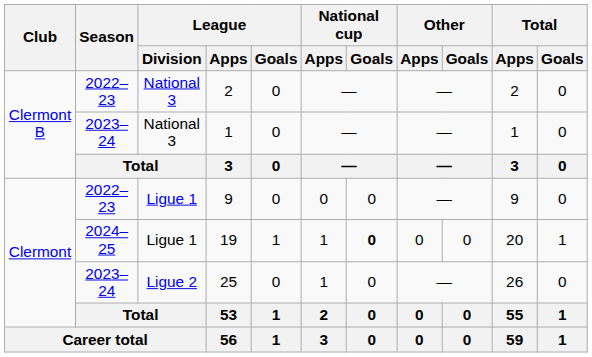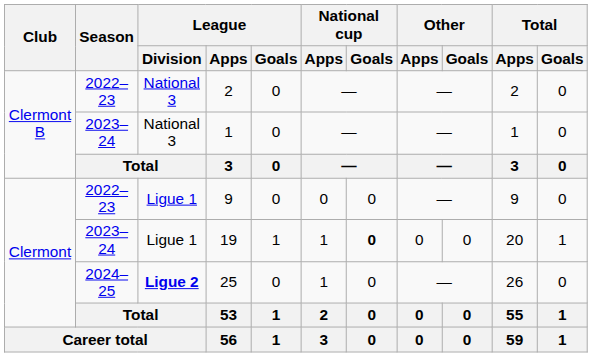(107, 240) 2024–25 -> (107, 240) 2023–24
(107, 282) 2023–24 -> (107, 282) 2024–25
(172, 282) normal -> (172, 282) bold
